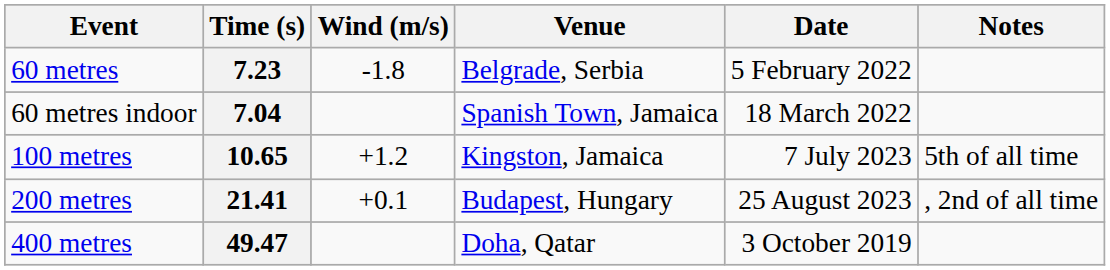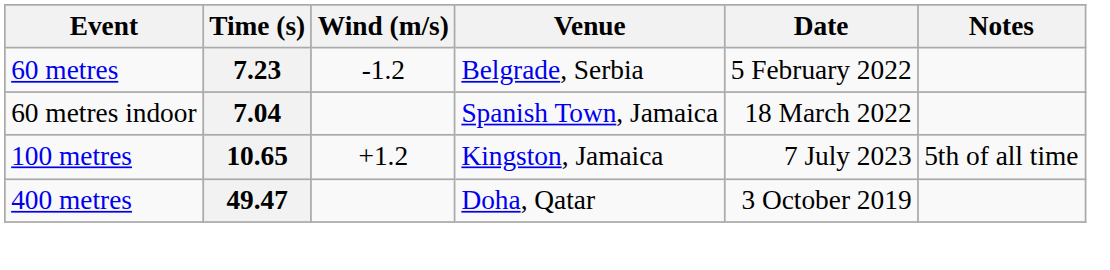(383, 69) -1.8 -> (383, 69) -1.2
- row: (257, 199)
